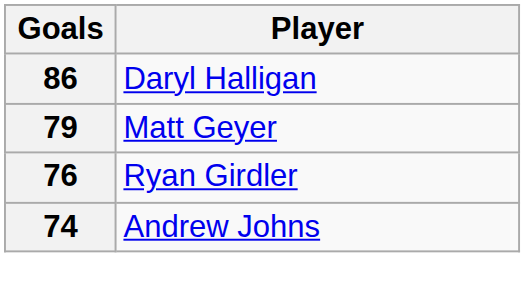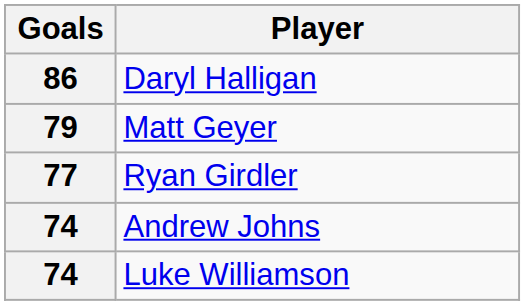(61, 176) 76 -> (61, 176) 77
+ row: (236, 275)
